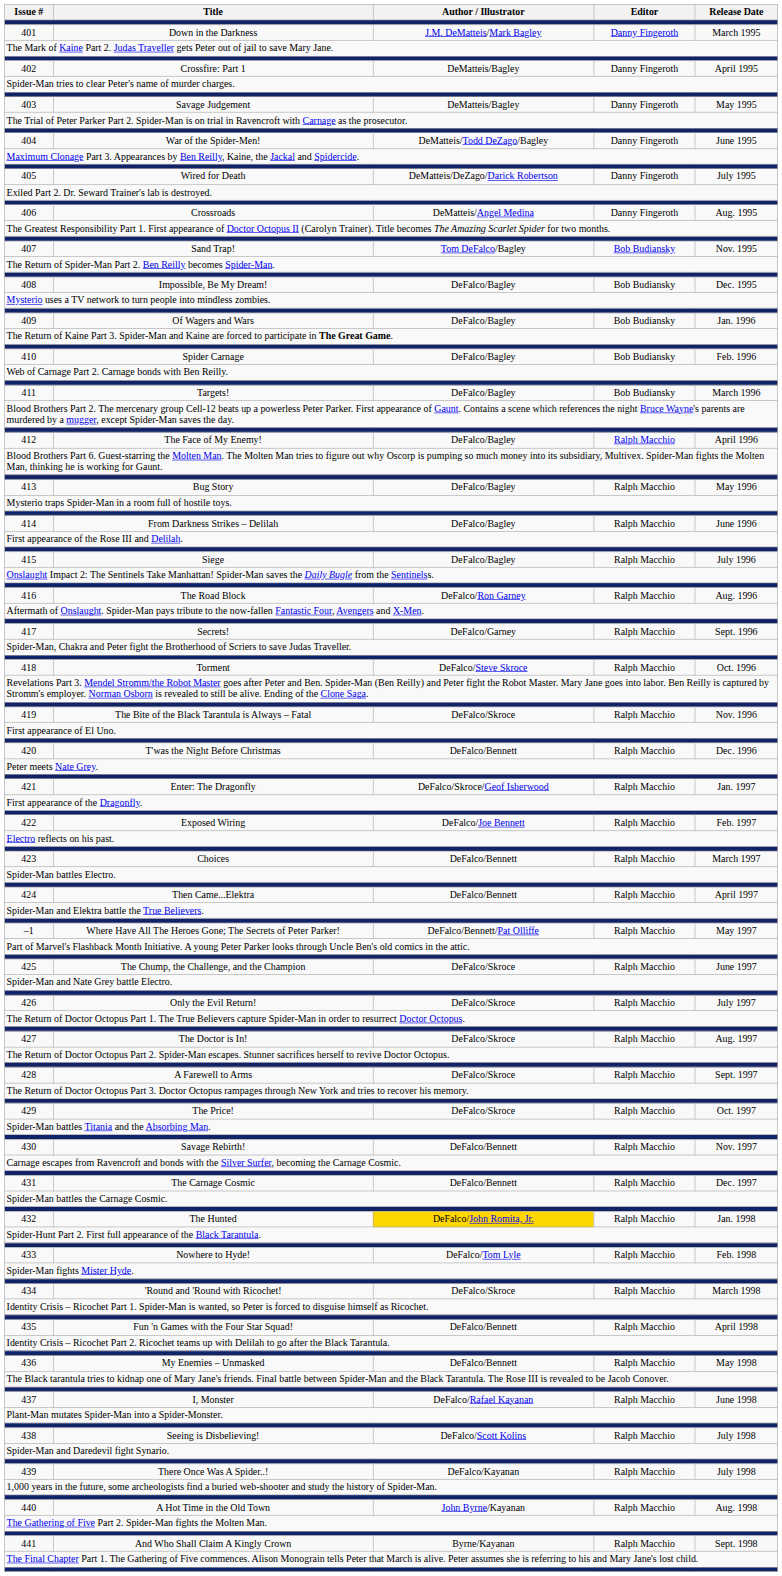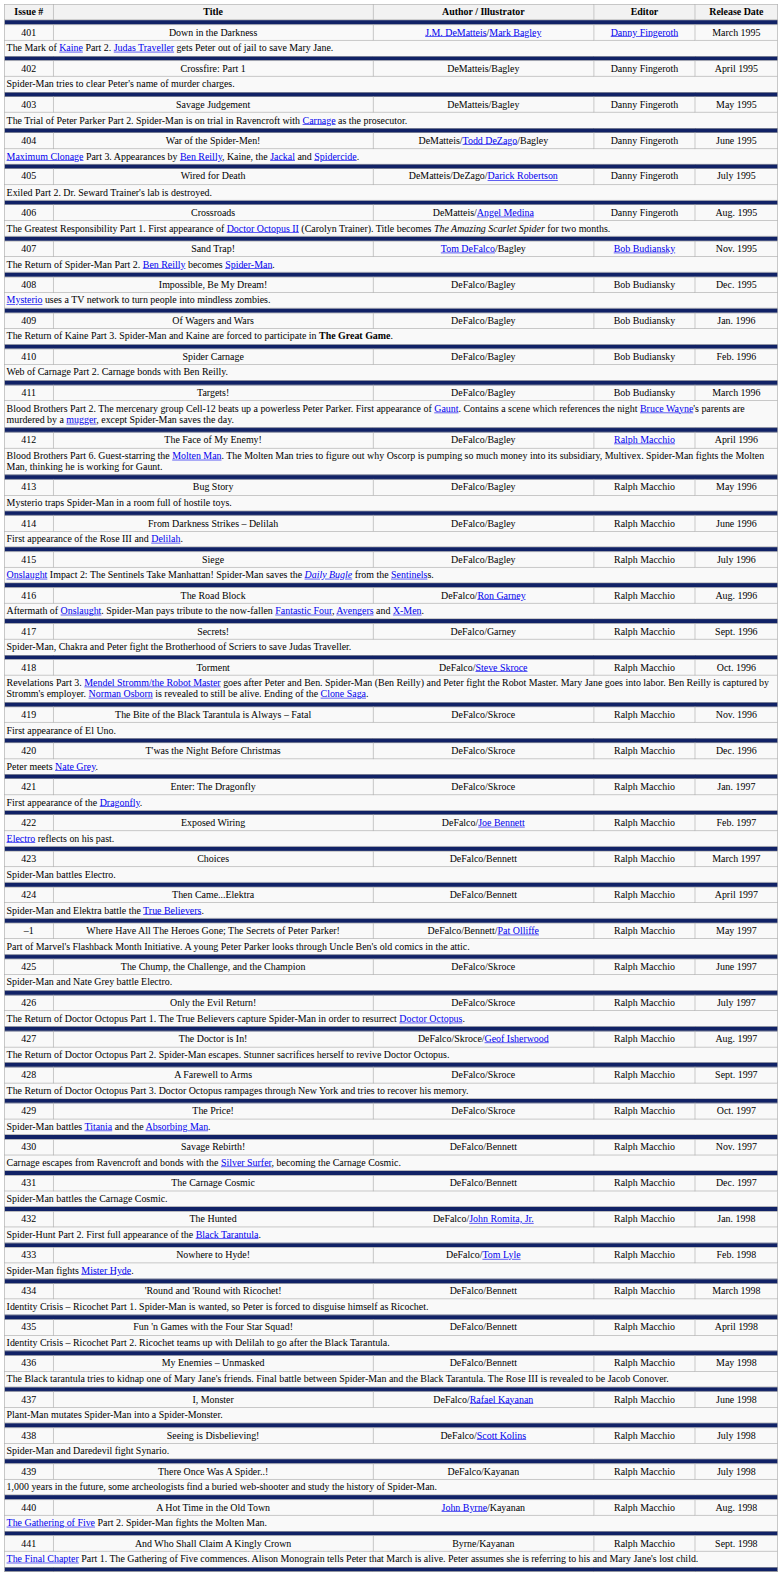(483, 750) DeFalco/Bennett -> (483, 750) DeFalco/Skroce
(483, 786) DeFalco/Skroce/Geof Isherwood -> (483, 786) DeFalco/Skroce
(483, 1039) DeFalco/Skroce -> (483, 1039) DeFalco/Skroce/Geof Isherwood
(483, 1219) gold background -> (483, 1219) no background
(483, 1291) DeFalco/Skroce -> (483, 1291) DeFalco/Bennett
